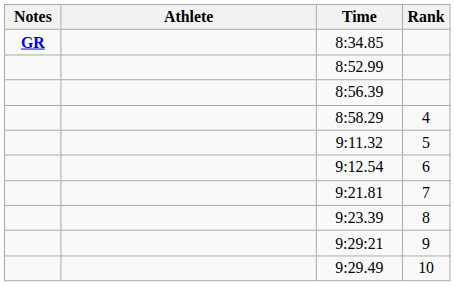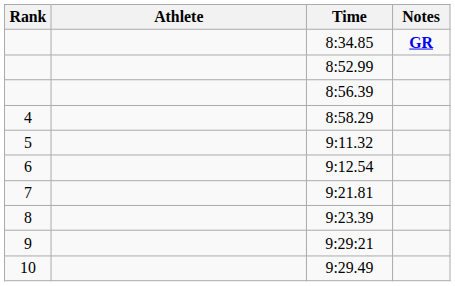columns swapped: (426, 17) <-> (33, 17)
